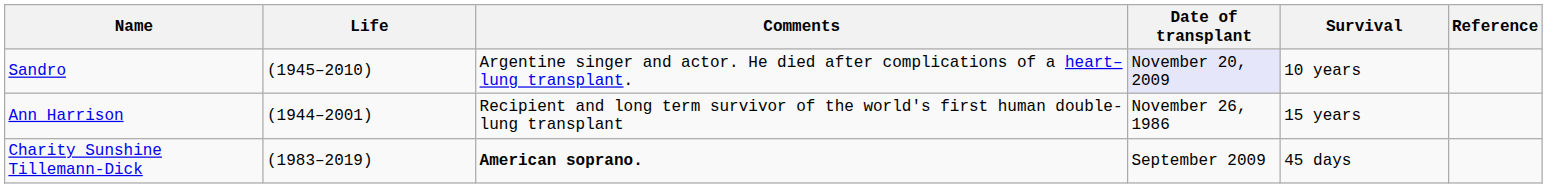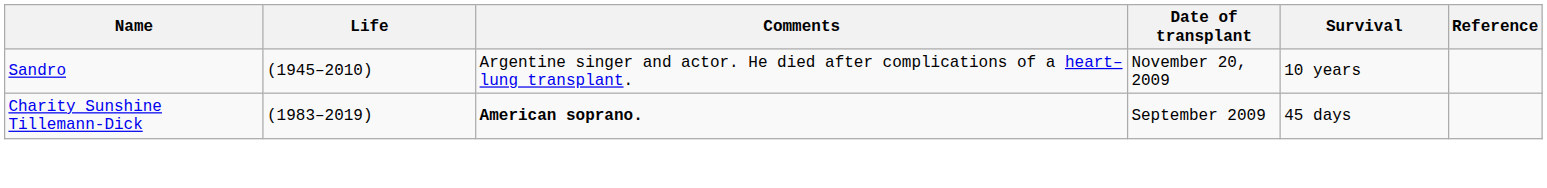(1189, 71) lavender background -> (1189, 71) no background
- row: (66, 116)
